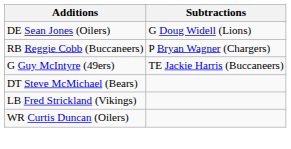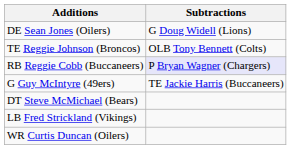+ row: (74, 48)
(209, 48) no background -> (209, 65) lavender background
